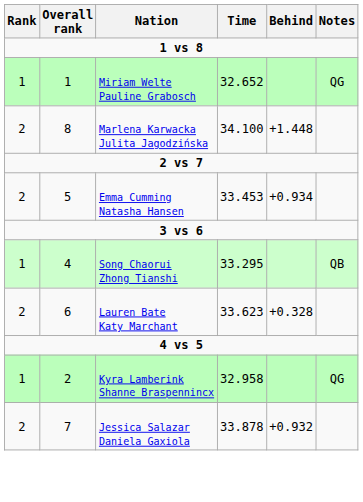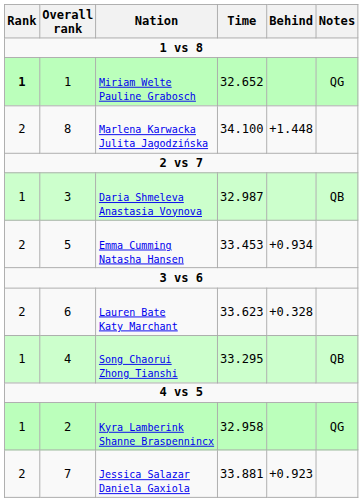(22, 82) normal -> (22, 82) bold
+ row: (150, 204)
rows swapped: (138, 272) <-> (138, 319)
(242, 426) 33.878 -> (242, 474) 33.881
(291, 426) +0.932 -> (291, 474) +0.923
